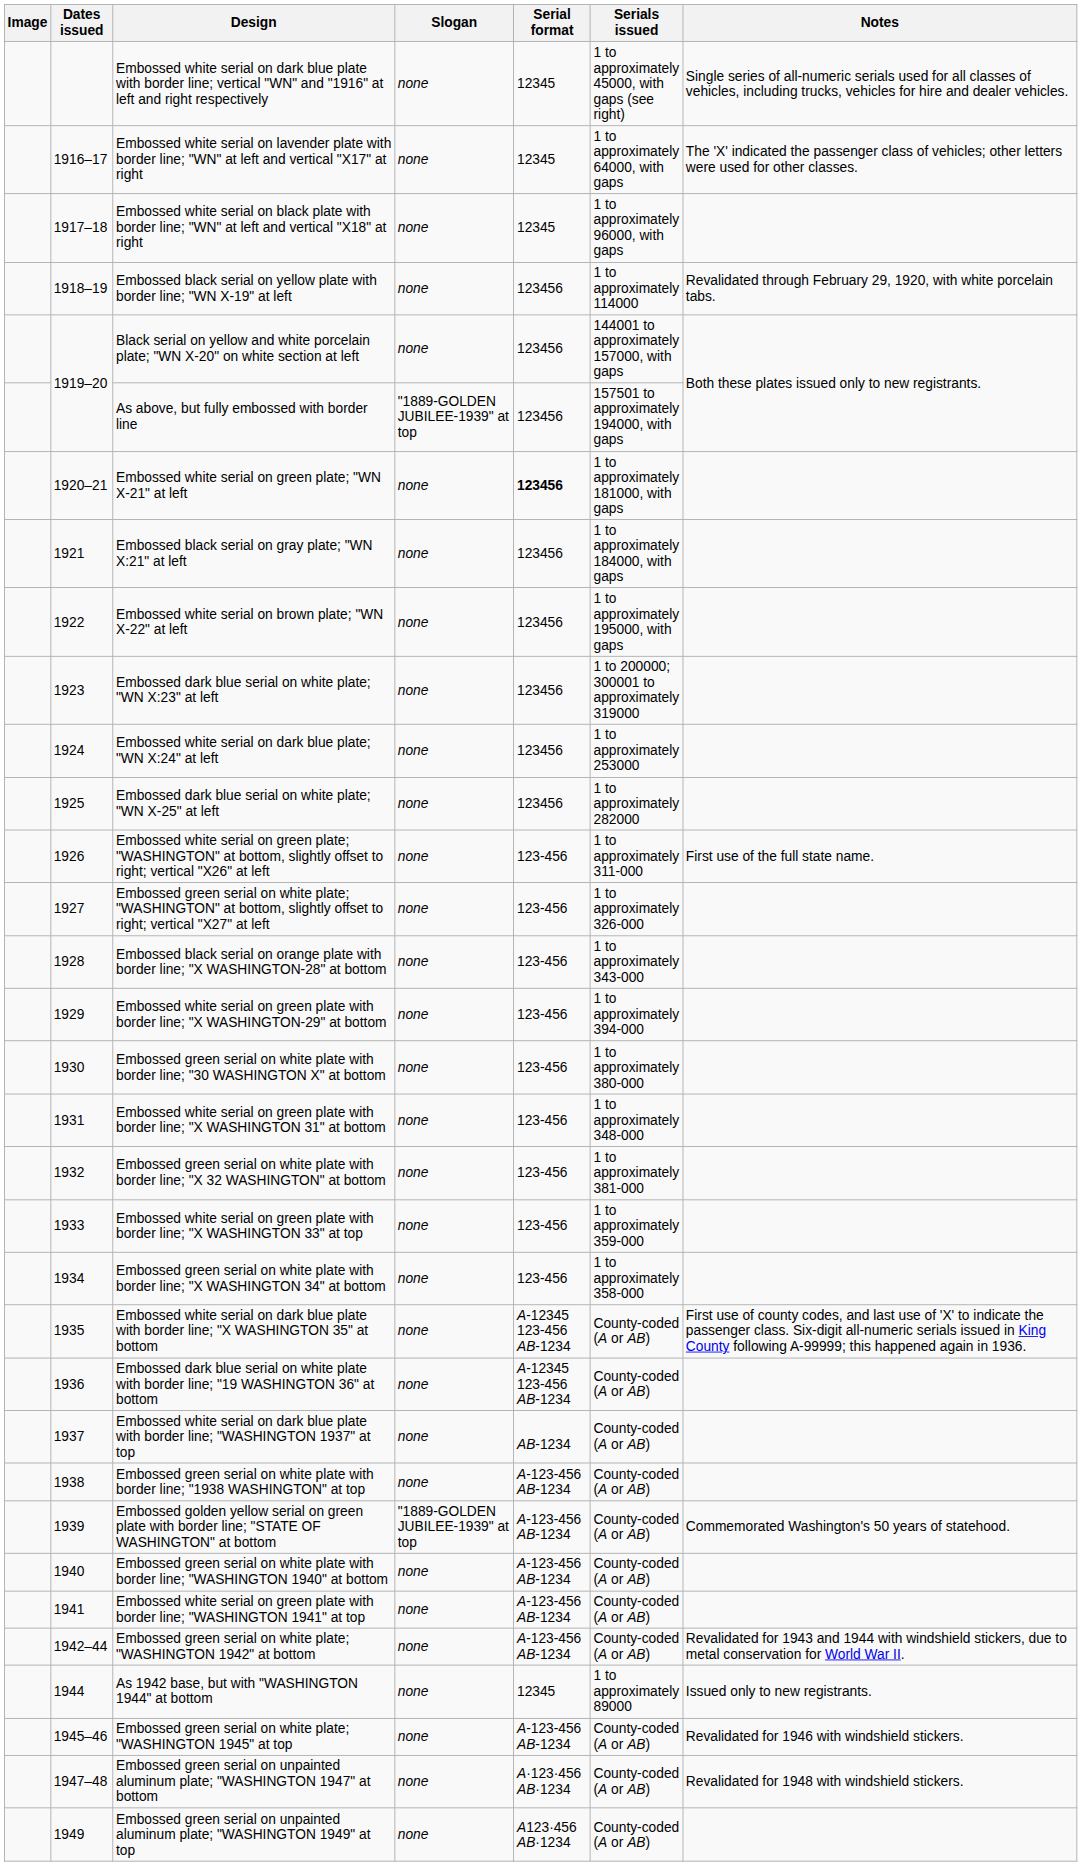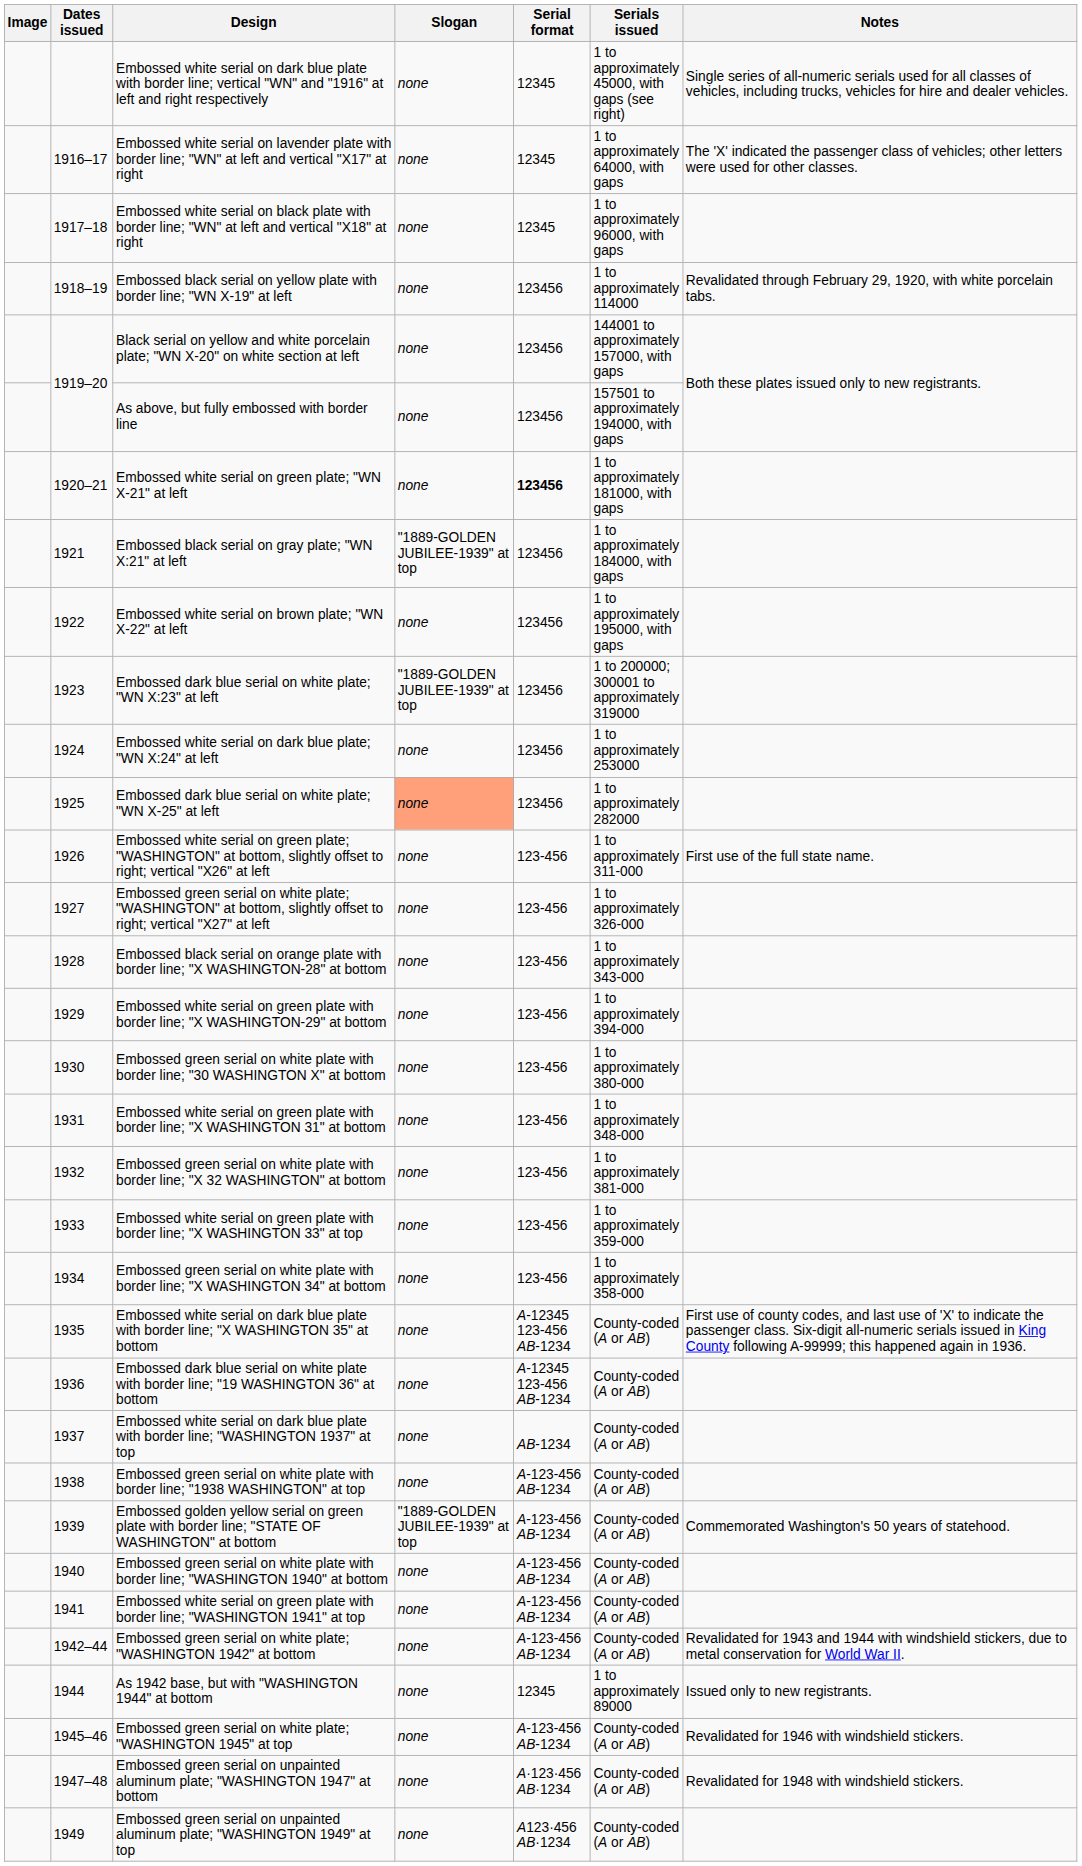(453, 417) "1889-GOLDEN JUBILEE-1939" at top -> (413, 417) none
(413, 553) none -> (453, 553) "1889-GOLDEN JUBILEE-1939" at top
(413, 690) none -> (453, 690) "1889-GOLDEN JUBILEE-1939" at top
(413, 803) no background -> (413, 803) lightsalmon background
